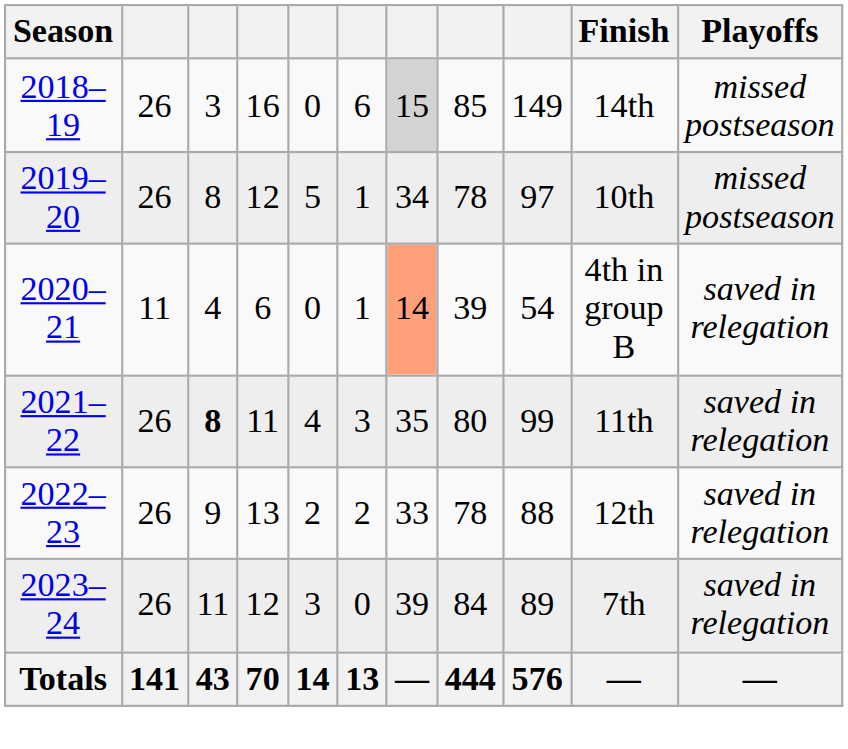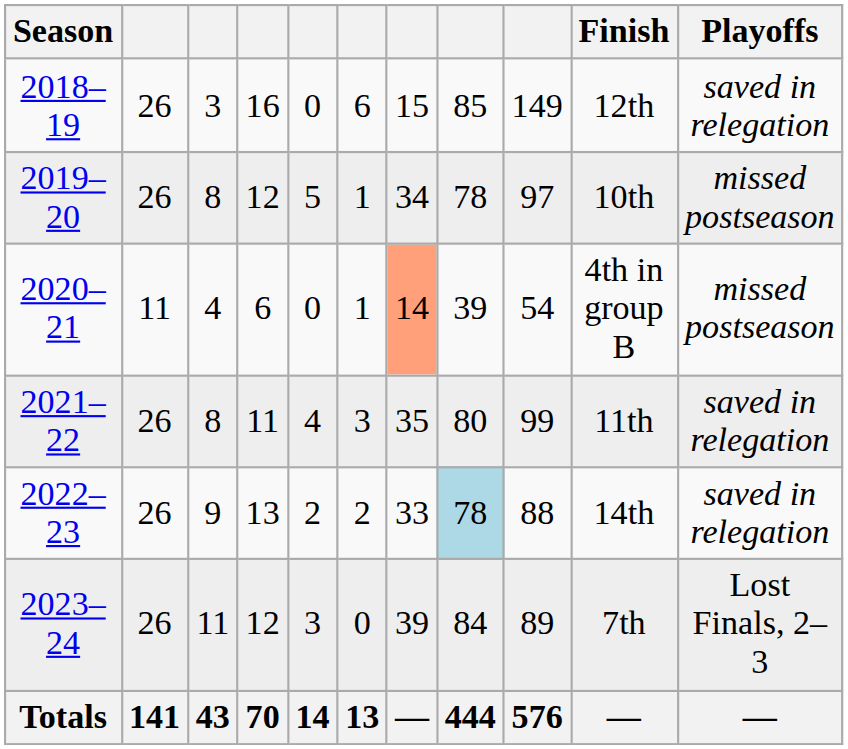(412, 104) lightgrey background -> (412, 104) no background
(624, 104) 14th -> (624, 104) 12th
(760, 104) missed postseason -> (760, 104) saved in relegation
(760, 308) saved in relegation -> (760, 308) missed postseason
(213, 420) bold -> (213, 420) normal
(470, 512) no background -> (470, 512) lightblue background
(624, 512) 12th -> (624, 512) 14th
(760, 605) saved in relegation -> (760, 624) Lost Finals, 2–3
